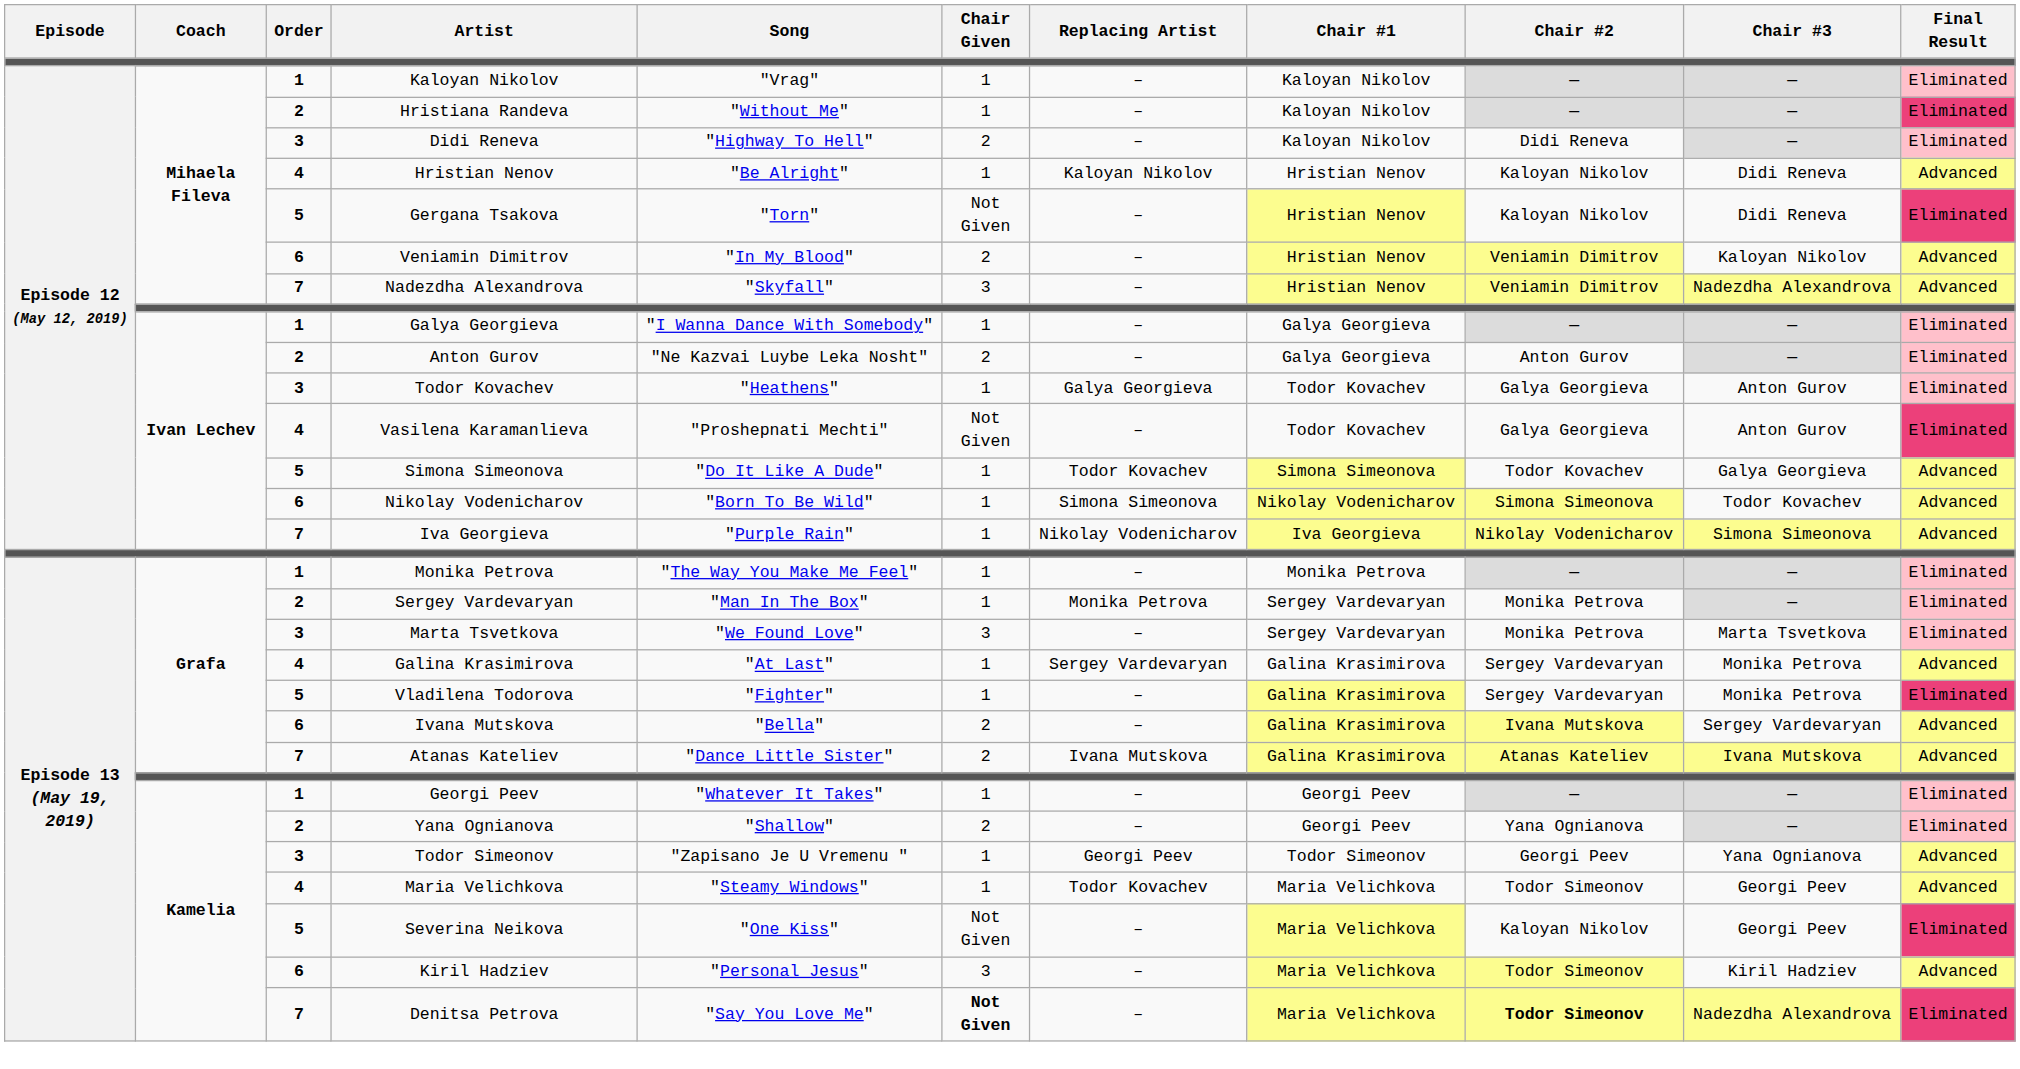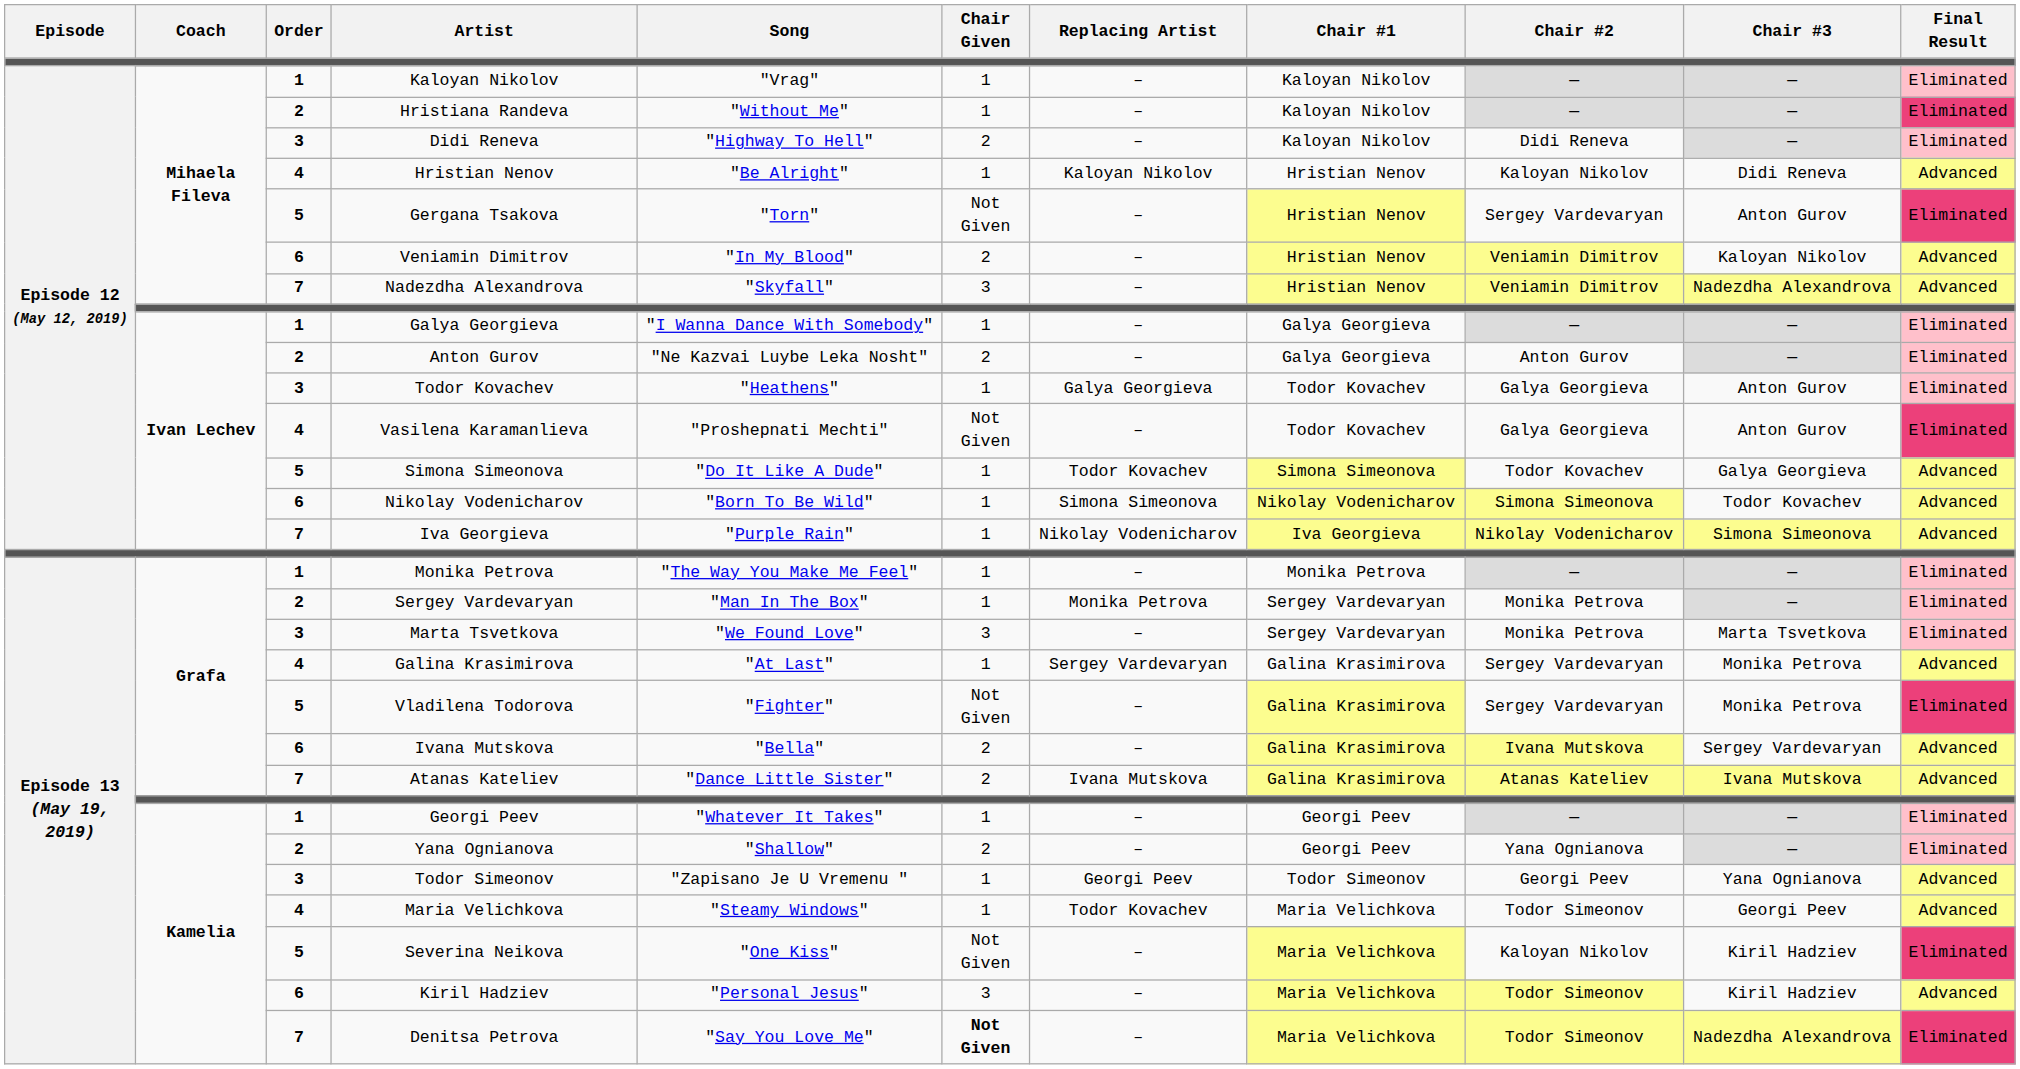(1574, 215) Kaloyan Nikolov -> (1574, 215) Sergey Vardevaryan
(1792, 215) Didi Reneva -> (1792, 215) Anton Gurov
(986, 695) 1 -> (986, 707) Not Given
(1792, 929) Georgi Peev -> (1792, 952) Kiril Hadziev
(1574, 1014) bold -> (1574, 1037) normal
